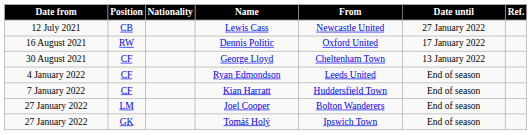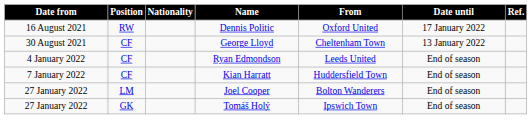- row: (247, 28)
